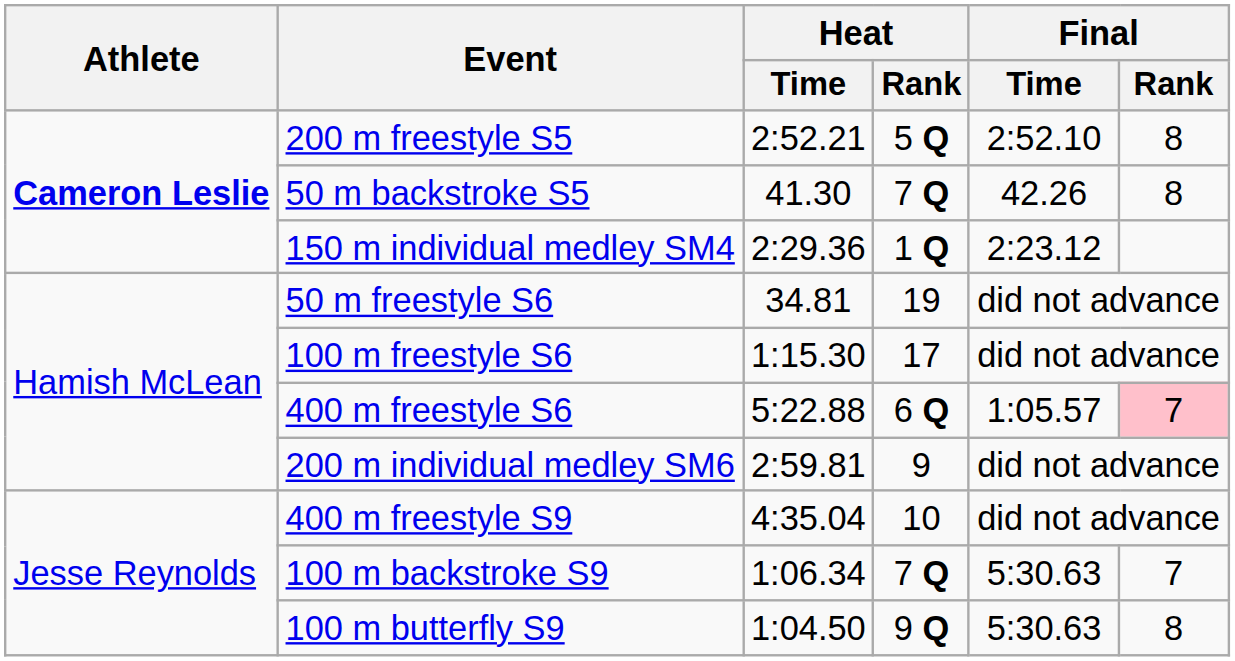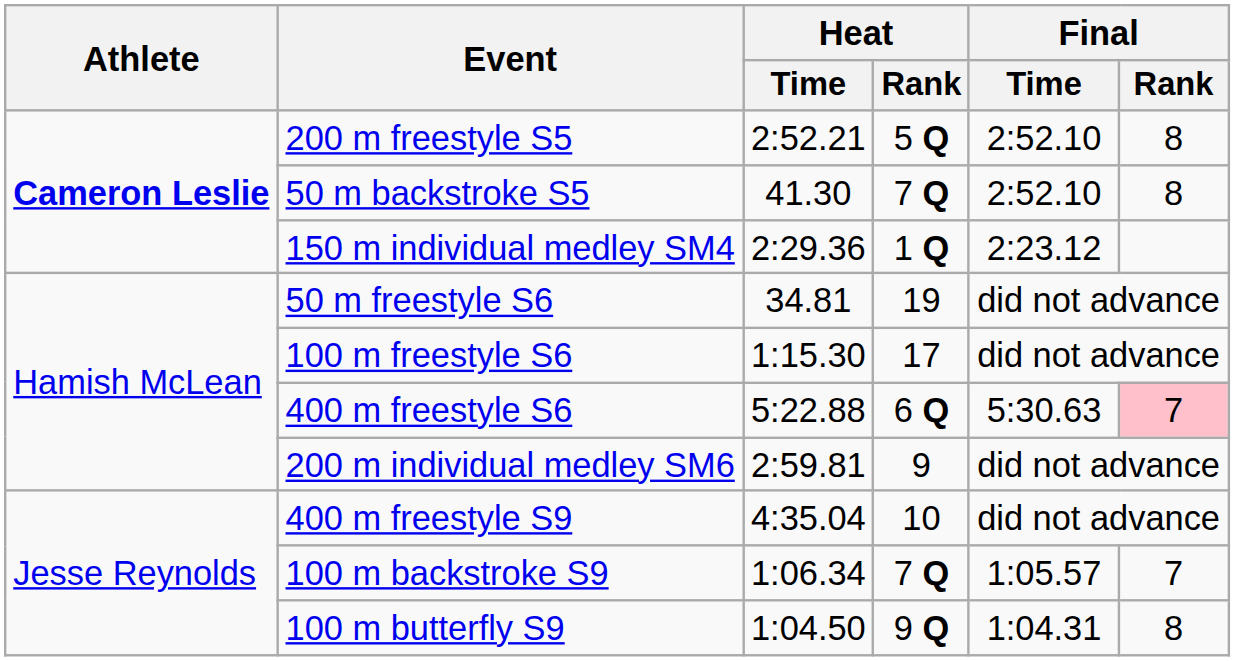(1044, 193) 42.26 -> (1044, 193) 2:52.10
(1044, 410) 1:05.57 -> (1044, 410) 5:30.63
(1044, 573) 5:30.63 -> (1044, 573) 1:05.57
(1044, 628) 5:30.63 -> (1044, 628) 1:04.31
